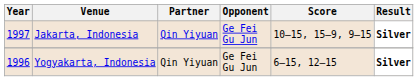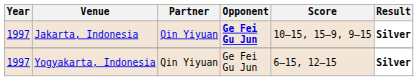(240, 34) normal -> (240, 34) bold
(18, 62) 1996 -> (18, 62) 1997
